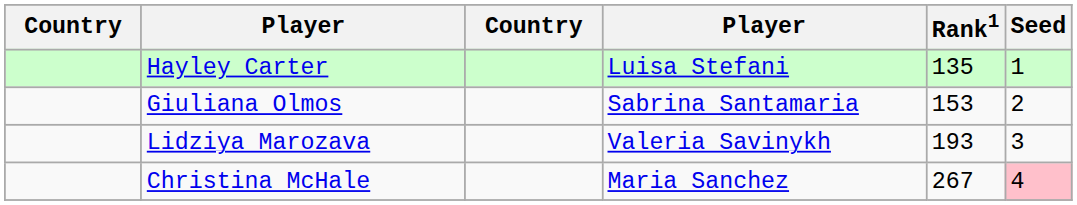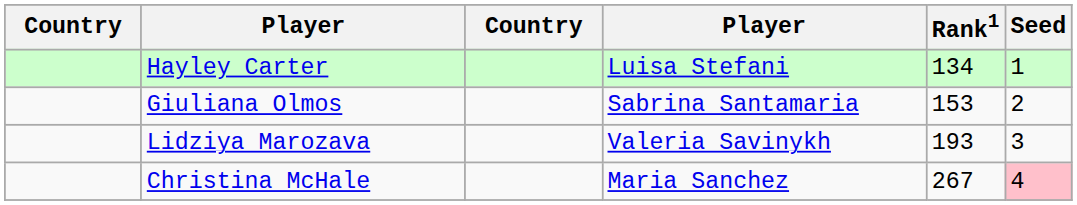(953, 68) 135 -> (953, 68) 134
